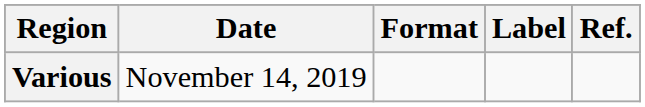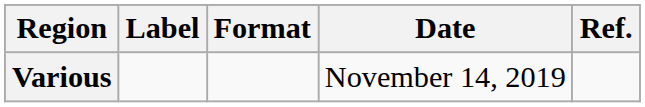columns swapped: (246, 28) <-> (529, 28)
